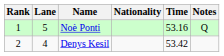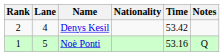rows swapped: (80, 28) <-> (85, 43)
